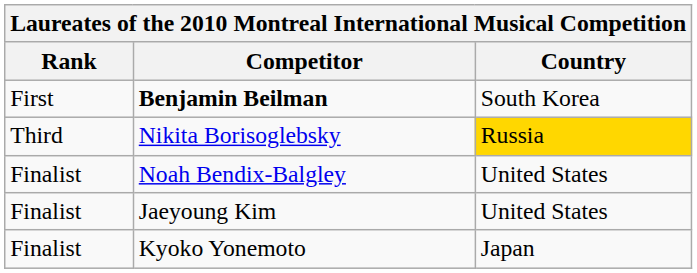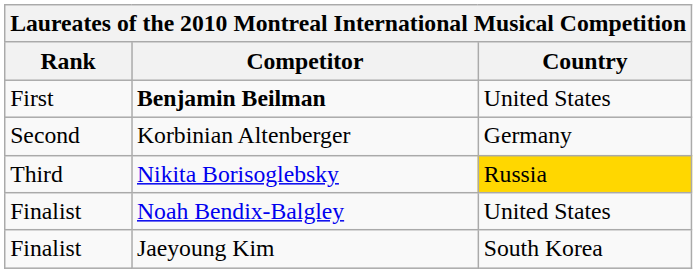(540, 98) South Korea -> (547, 98) United States
+ row: (244, 135)
(544, 211) United States -> (543, 248) South Korea
- row: (222, 248)
